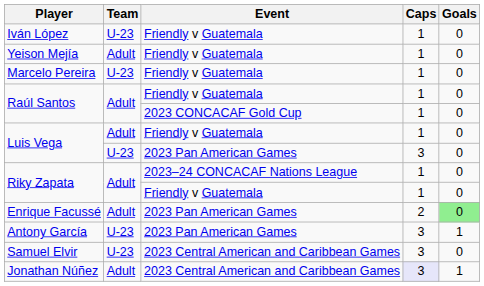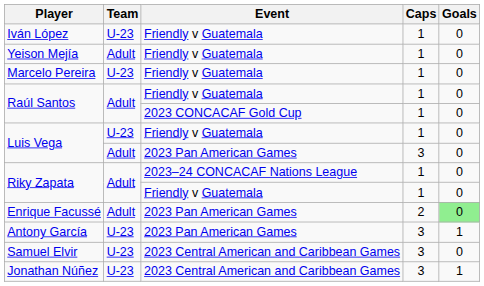(121, 133) Adult -> (120, 133) U-23
(120, 152) U-23 -> (121, 152) Adult
(121, 271) Adult -> (120, 271) U-23
(421, 271) lavender background -> (421, 271) no background
